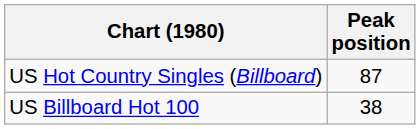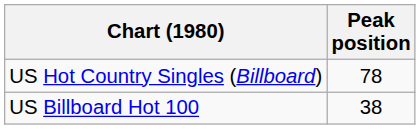(371, 75) 87 -> (371, 75) 78
